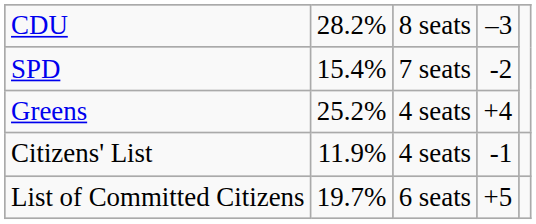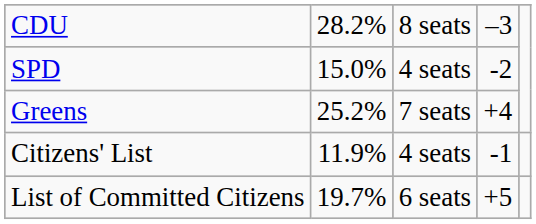(352, 68) 15.4% -> (352, 68) 15.0%
(435, 68) 7 seats -> (435, 68) 4 seats
(435, 111) 4 seats -> (435, 111) 7 seats
